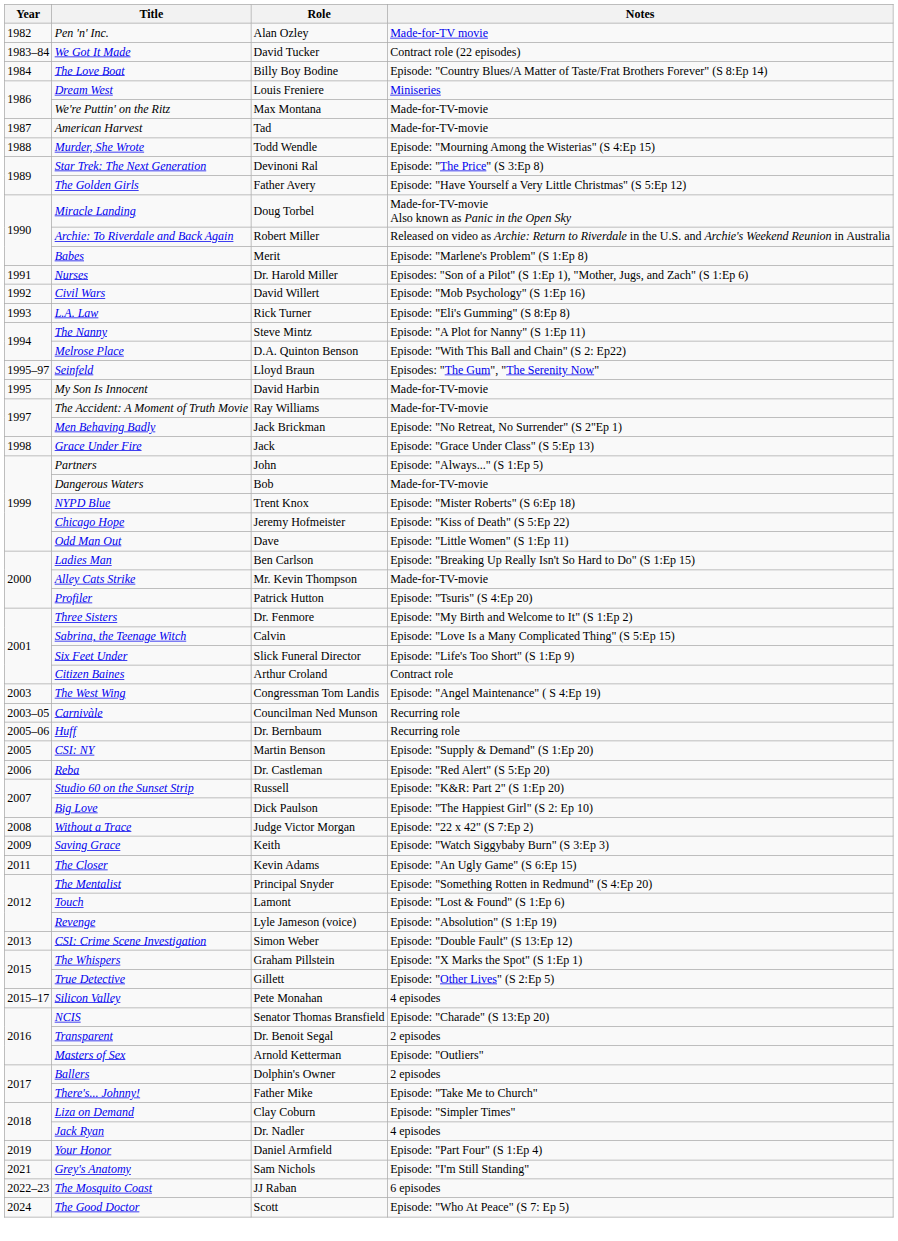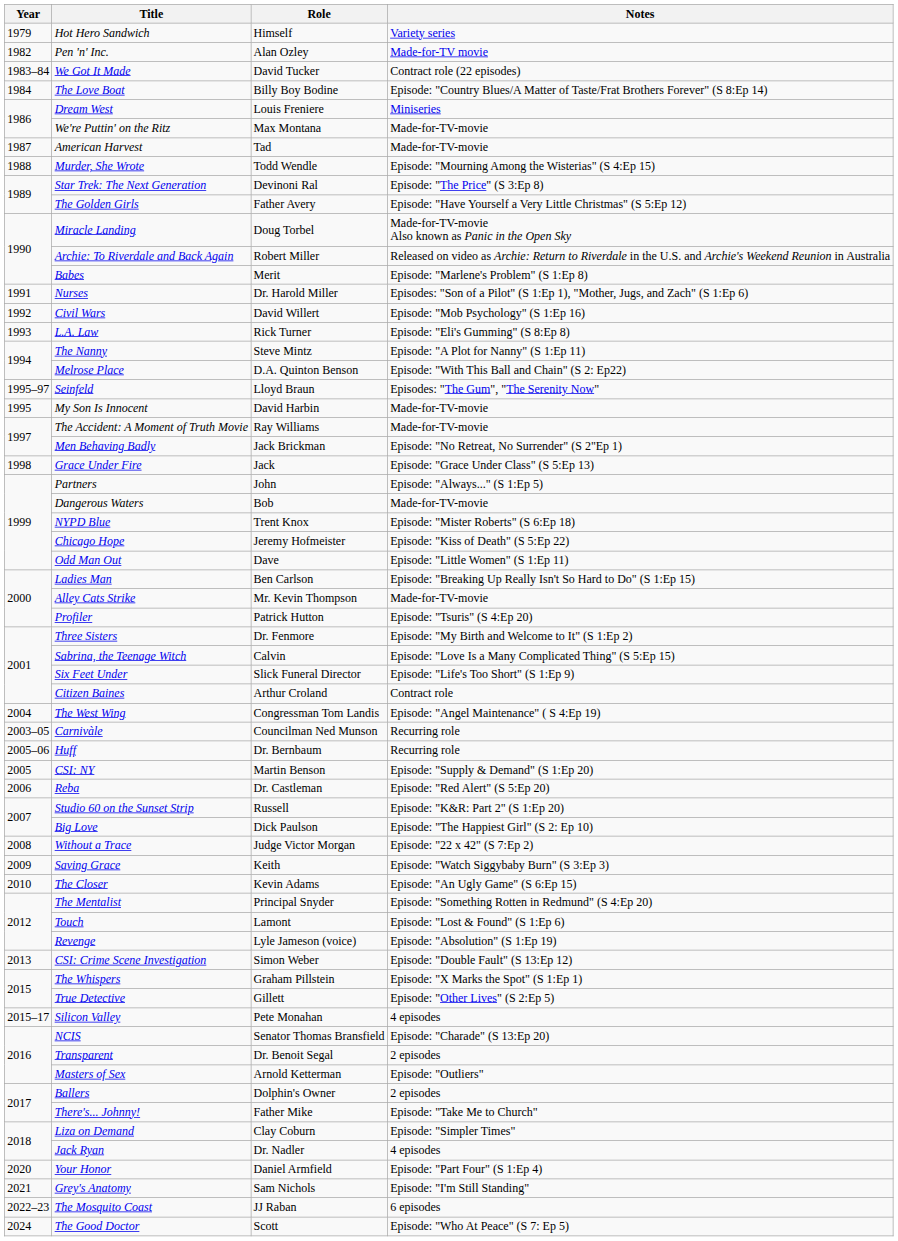+ row: (102, 33)
(19, 693) 2003 -> (19, 712) 2004
(19, 864) 2011 -> (19, 883) 2010
(19, 1150) 2019 -> (19, 1169) 2020
